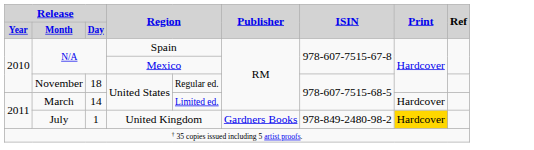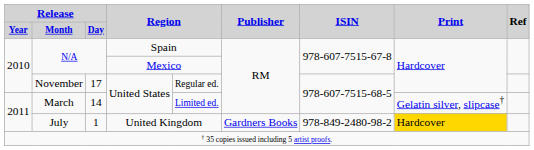(96, 83) 18 -> (96, 83) 17
(421, 101) Hardcover -> (451, 102) Gelatin silver, slipcase†
